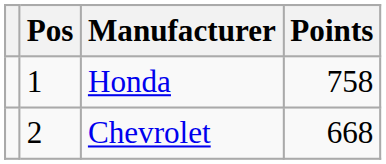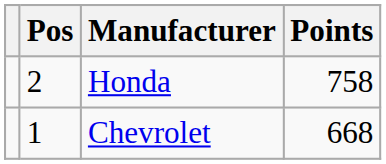(35, 81) 1 -> (35, 81) 2
(35, 133) 2 -> (35, 133) 1
